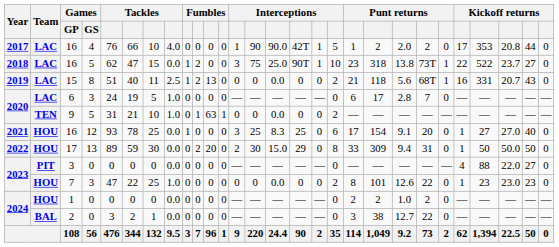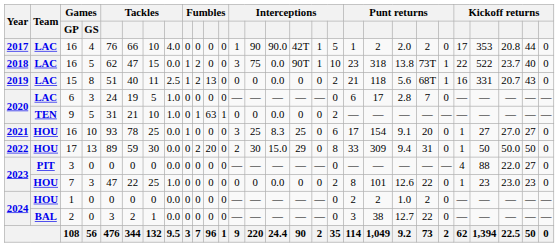(278, 64) 25.0 -> (278, 64) 0.0
(530, 64) 27 -> (530, 64) 40
(92, 132) 12 -> (92, 132) 10
(530, 132) 40 -> (530, 132) 27
